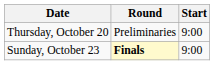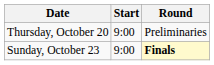columns swapped: (194, 13) <-> (145, 13)
